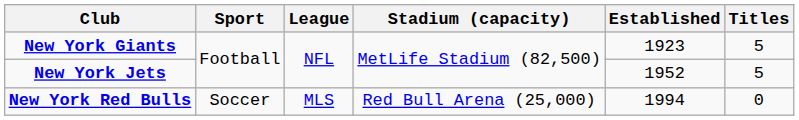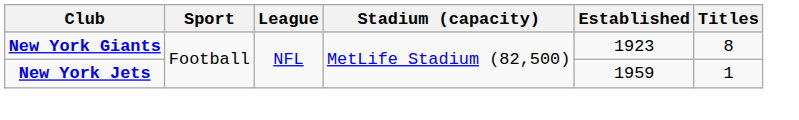(759, 46) 5 -> (728, 46) 8
(665, 74) 1952 -> (634, 74) 1959
(759, 74) 5 -> (728, 74) 1
- row: (100, 101)
